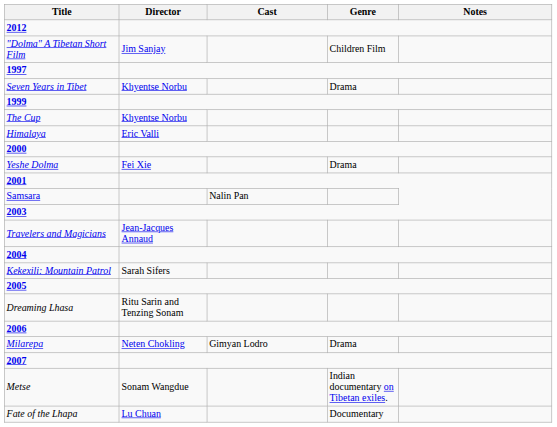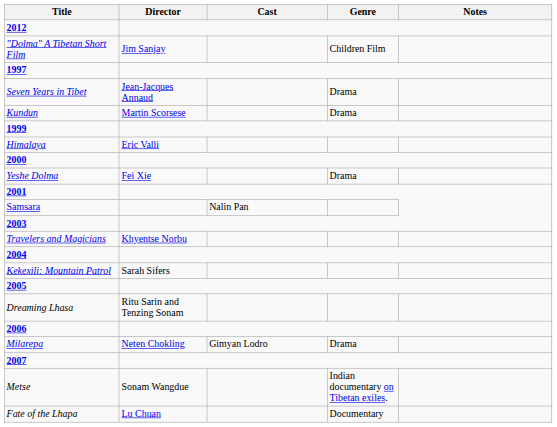(154, 86) Khyentse Norbu -> (147, 92) Jean-Jacques Annaud
+ row: (22, 113)
- row: (24, 117)
(147, 233) Jean-Jacques Annaud -> (154, 239) Khyentse Norbu
